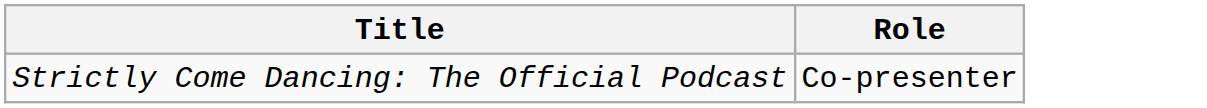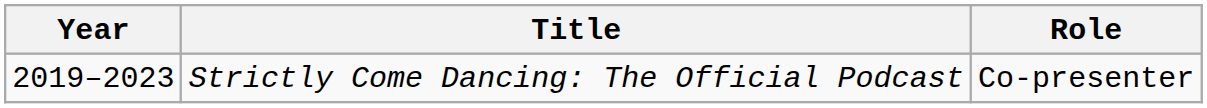+ column: (93, 30)
